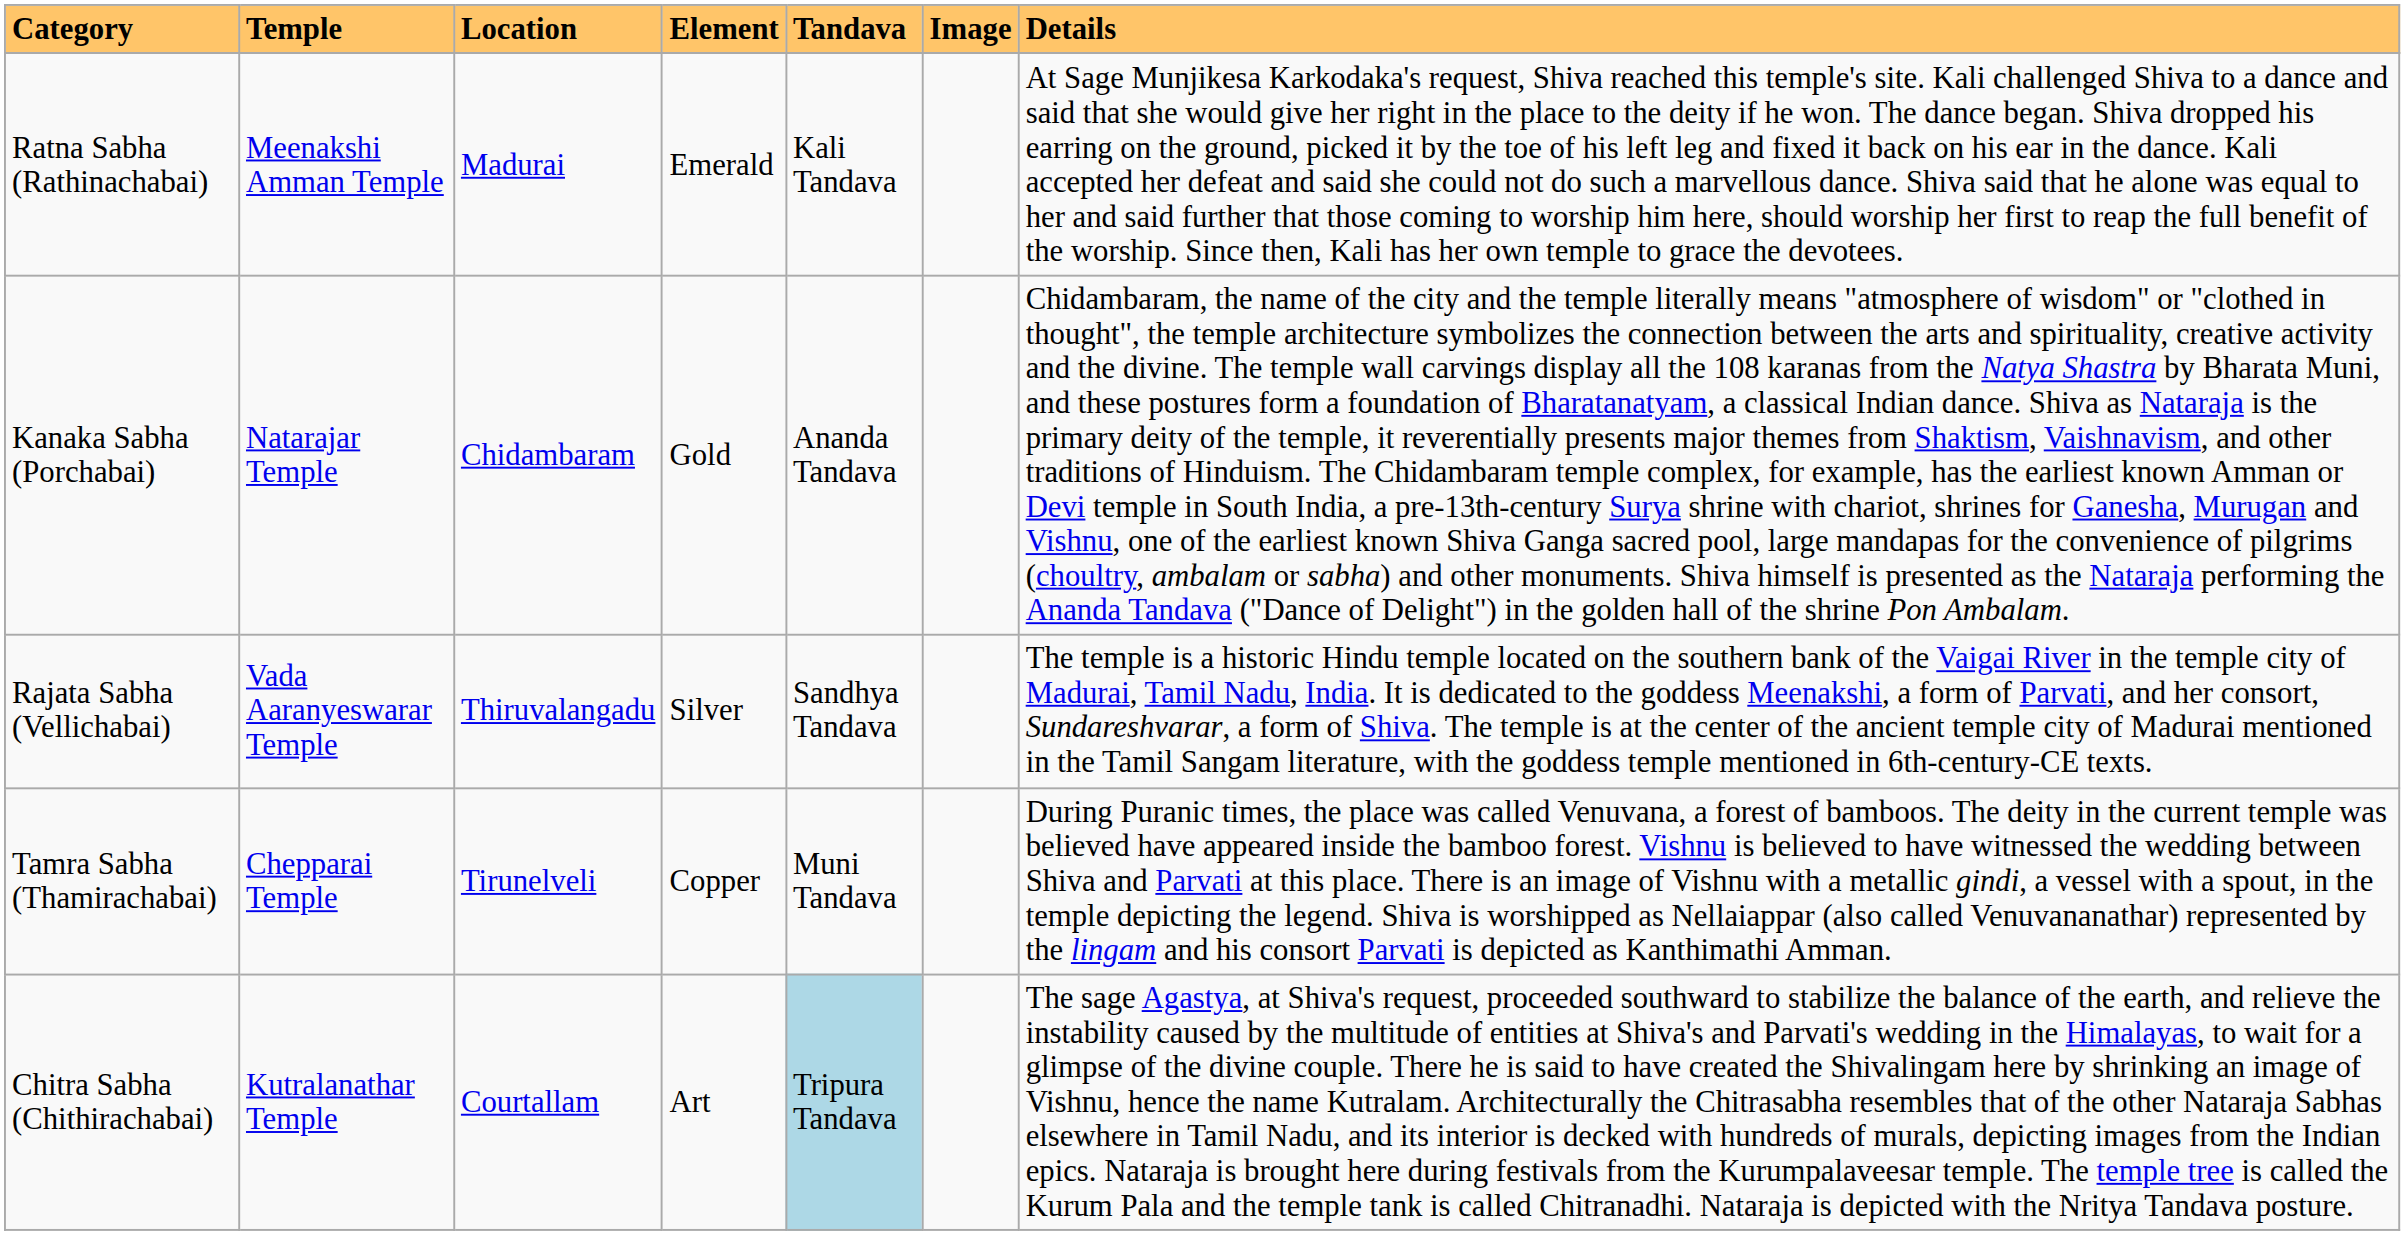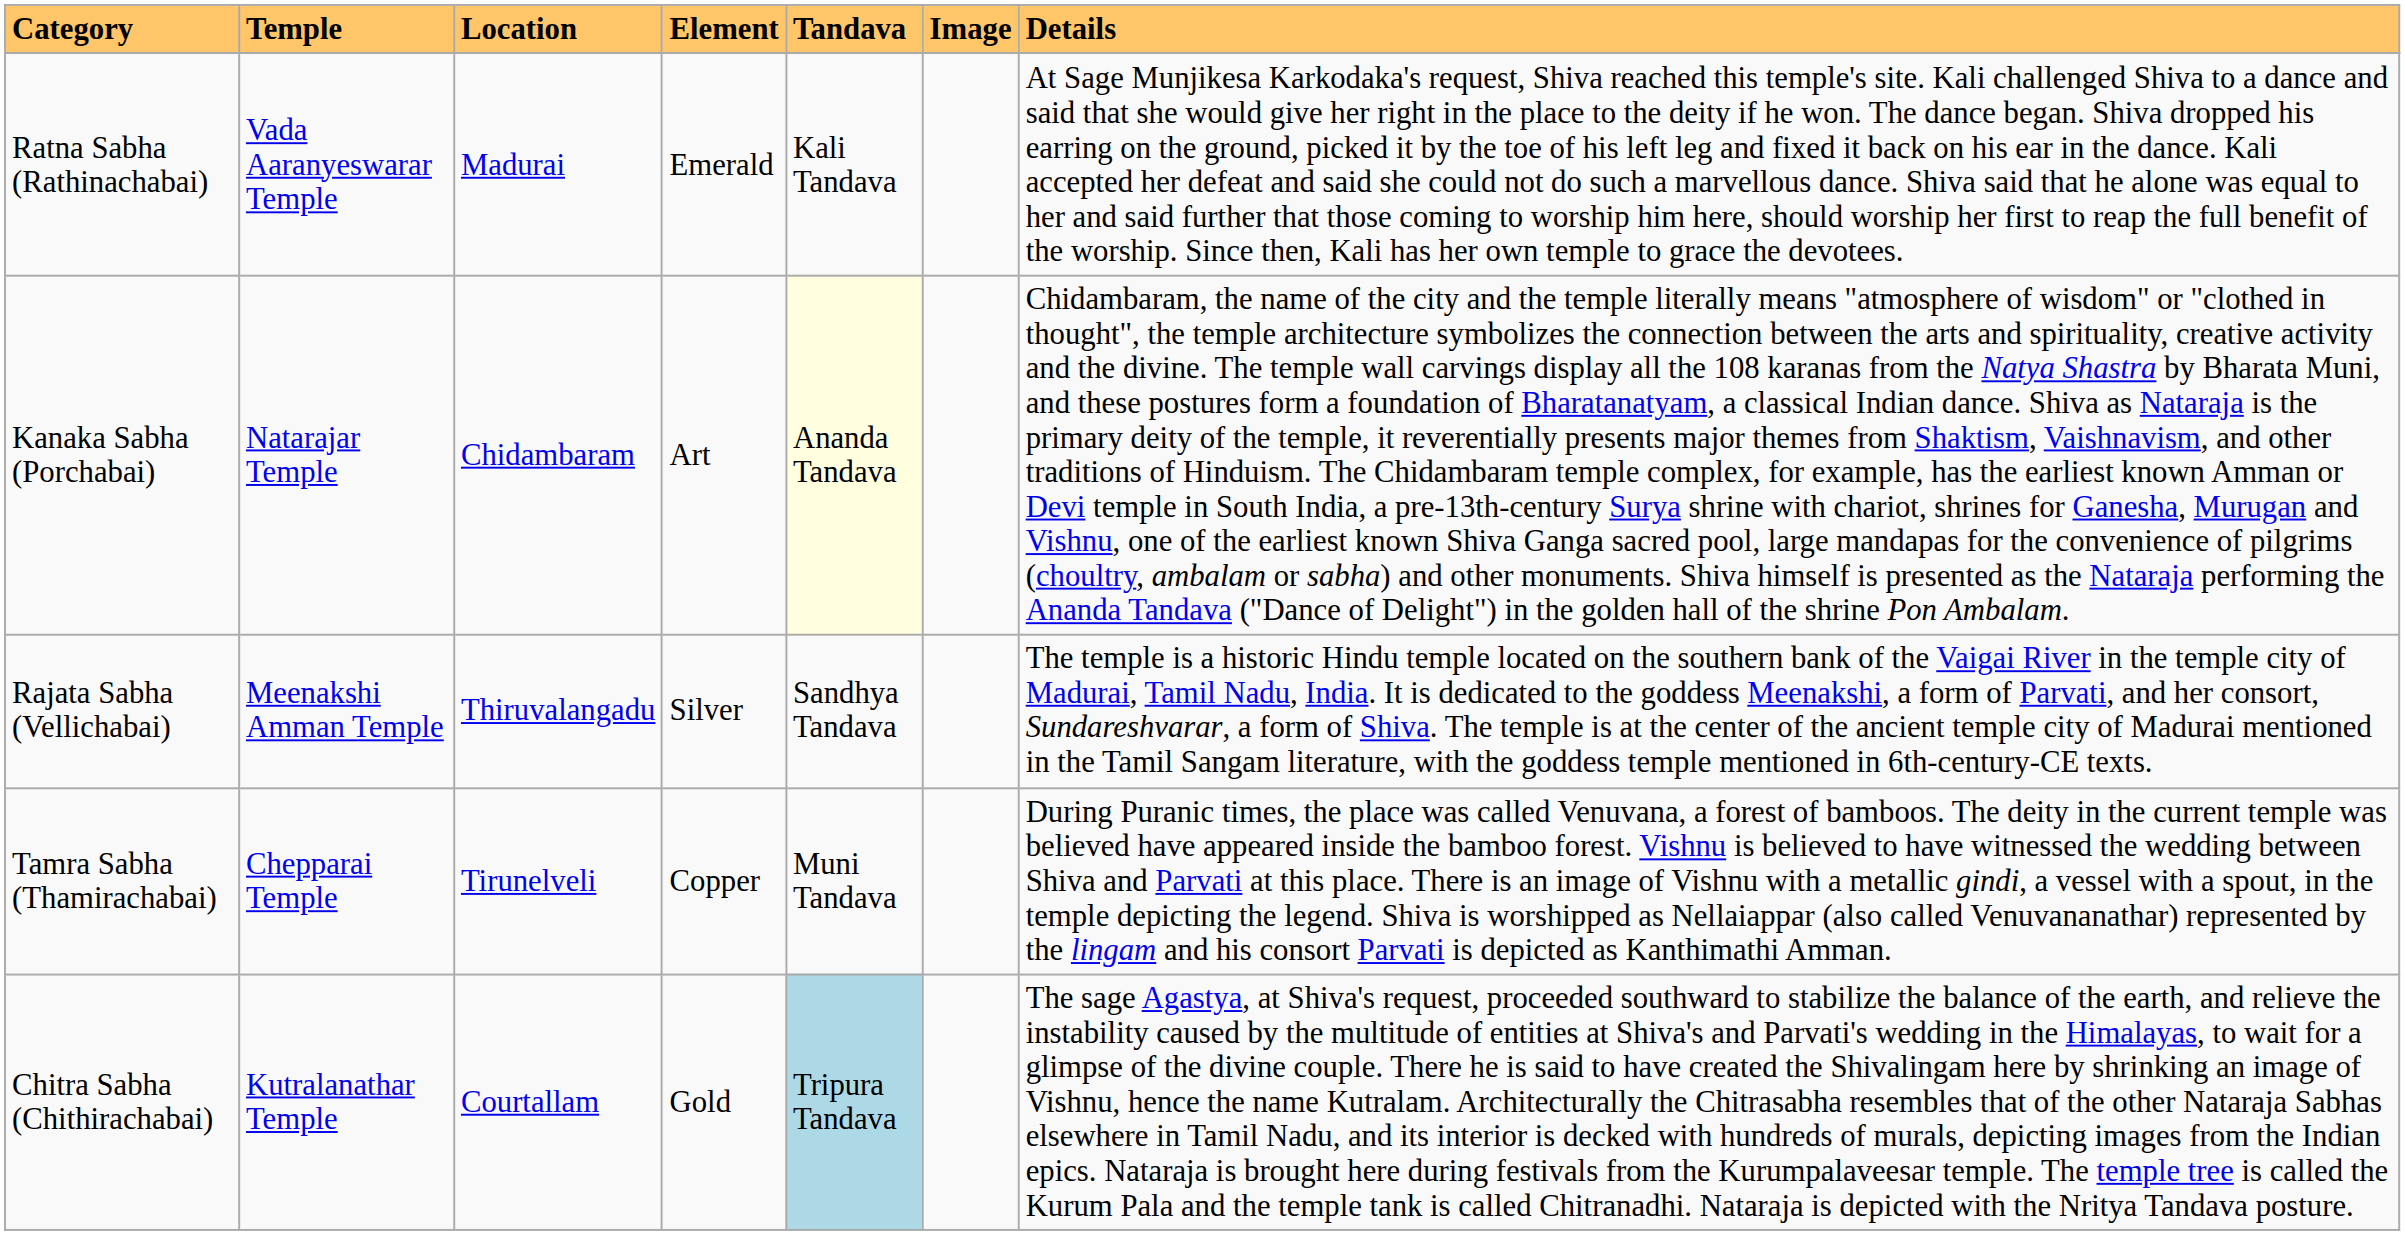(345, 163) Meenakshi Amman Temple -> (339, 163) Vada Aaranyeswarar Temple
(700, 454) Gold -> (690, 454) Art
(845, 454) no background -> (845, 454) lightyellow background
(339, 710) Vada Aaranyeswarar Temple -> (345, 710) Meenakshi Amman Temple
(690, 1101) Art -> (700, 1101) Gold
